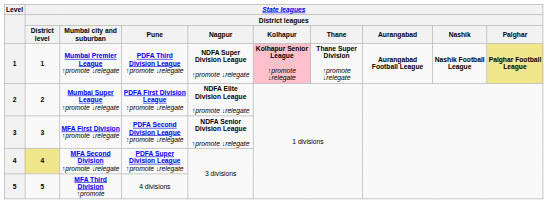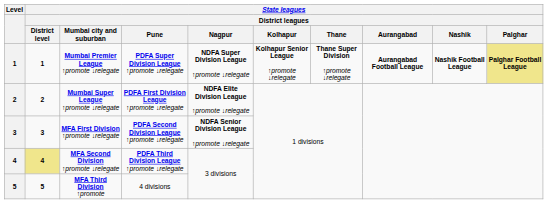(155, 63) PDFA Third Division League ↑promote ↓relegate -> (155, 63) PDFA Super Division League ↑promote ↓relegate
(282, 63) pink background -> (282, 63) no background
(155, 161) PDFA Super Division League ↑promote ↓relegate -> (155, 161) PDFA Third Division League ↑promote ↓relegate
